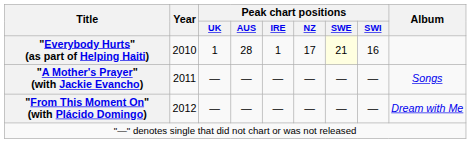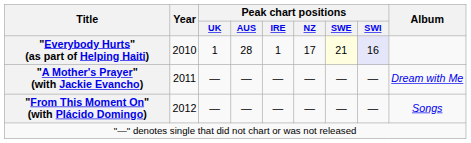(373, 50) no background -> (373, 50) lavender background
(427, 79) Songs -> (427, 79) Dream with Me
(427, 108) Dream with Me -> (427, 108) Songs
